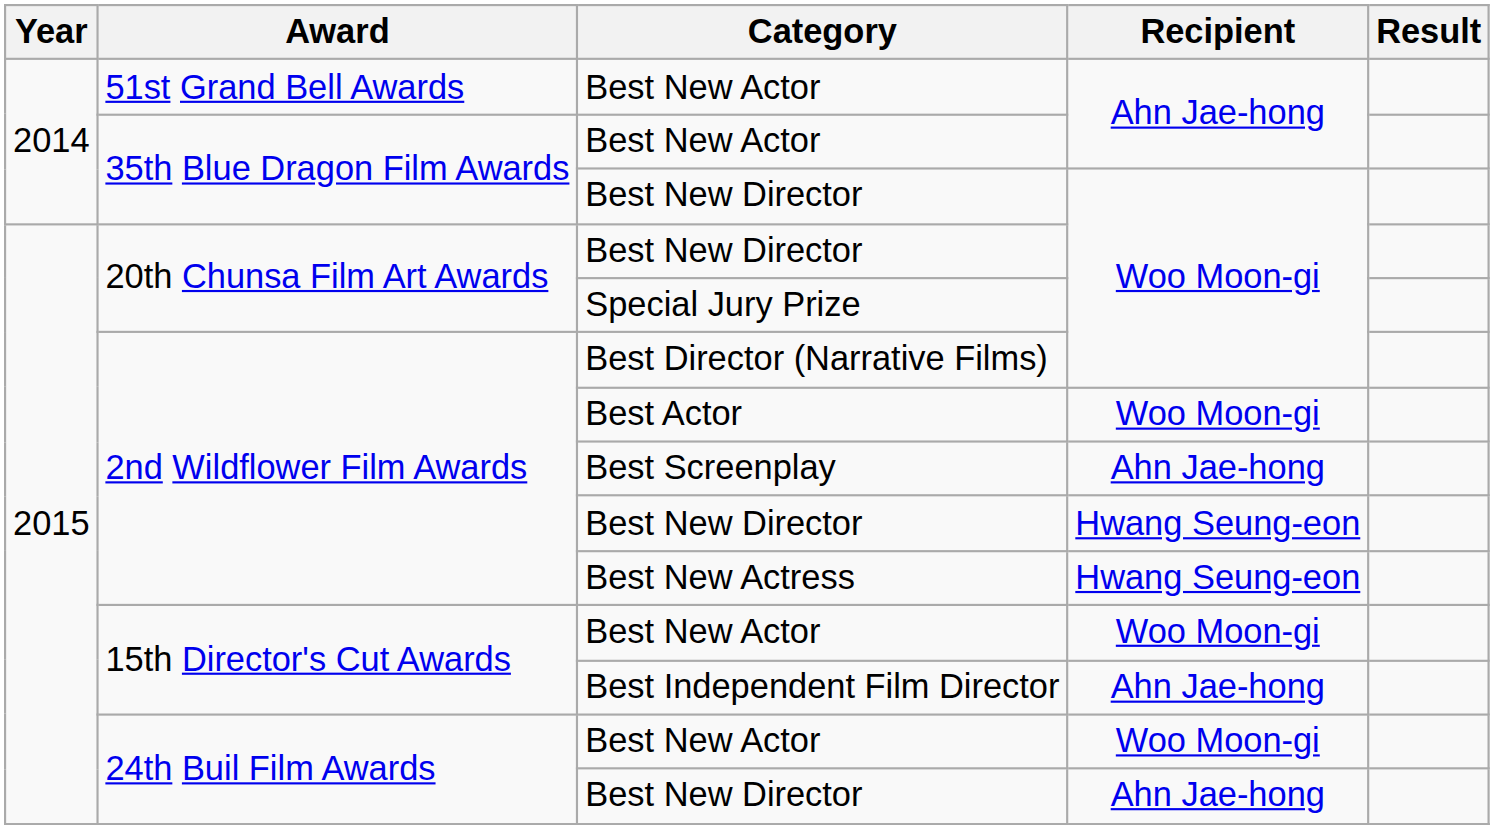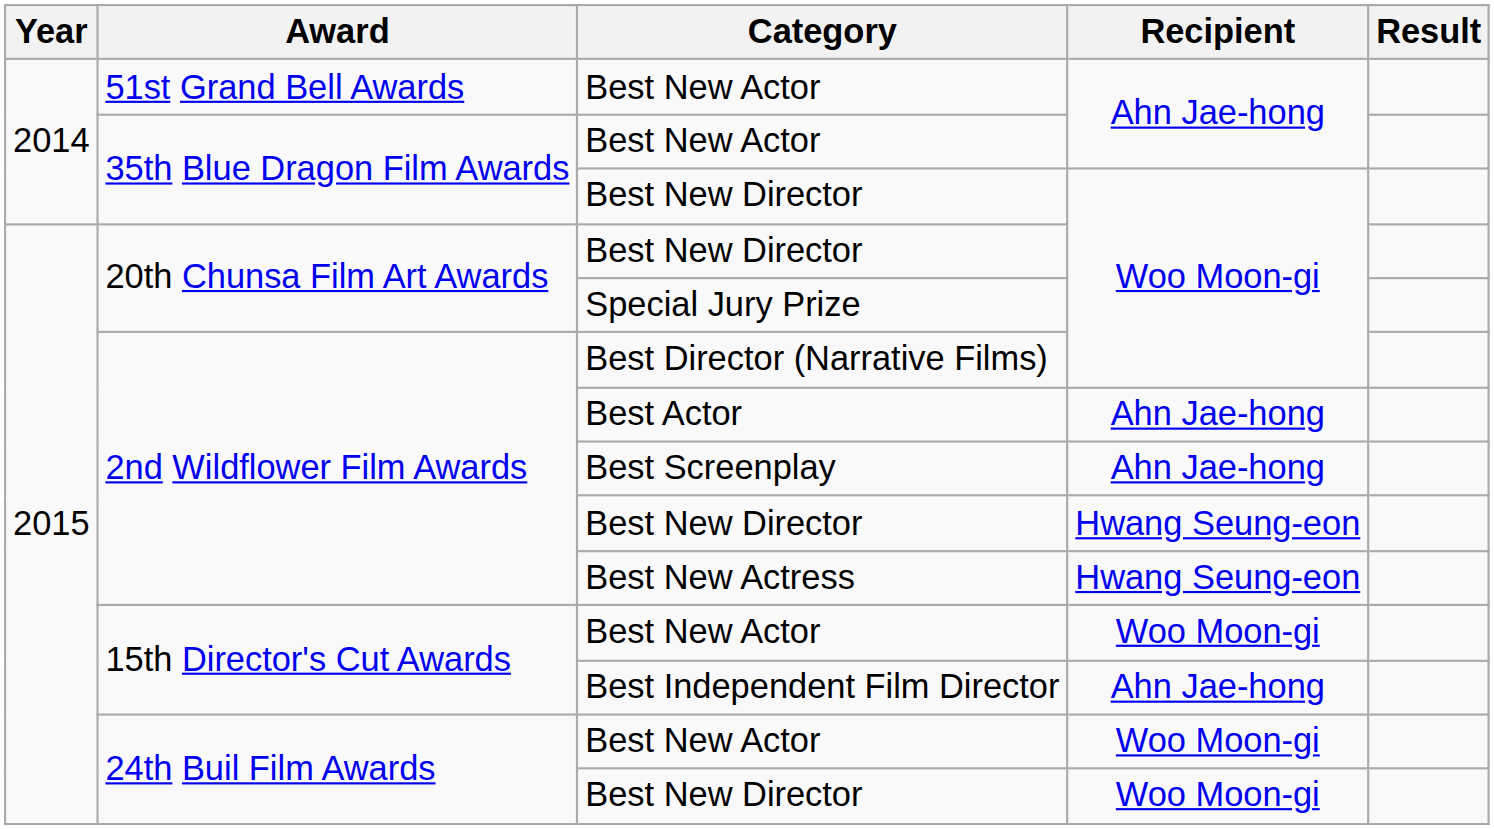(1218, 413) Woo Moon-gi -> (1218, 413) Ahn Jae-hong
(1218, 795) Ahn Jae-hong -> (1218, 795) Woo Moon-gi
